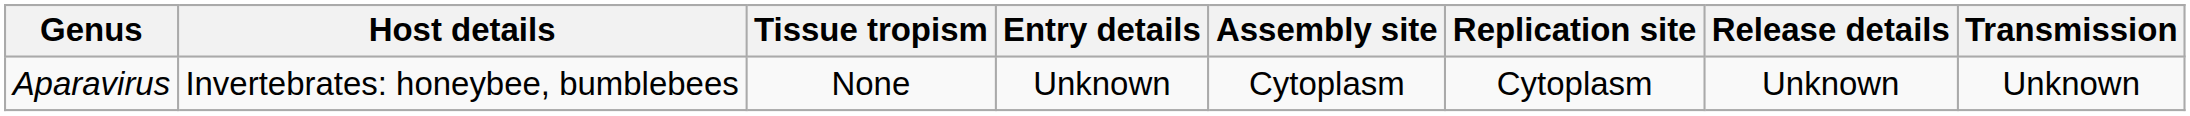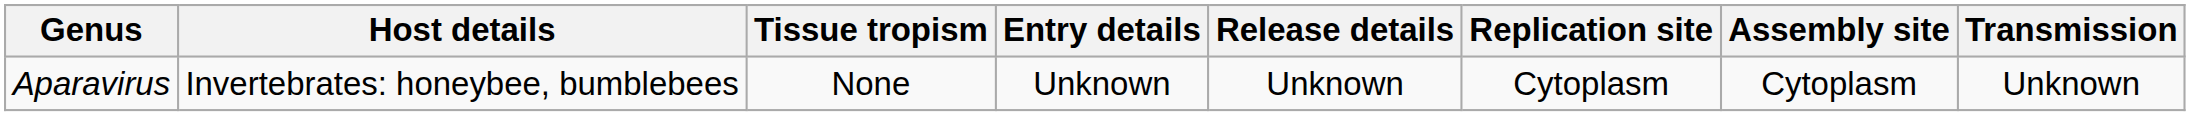columns swapped: (1831, 30) <-> (1327, 30)
